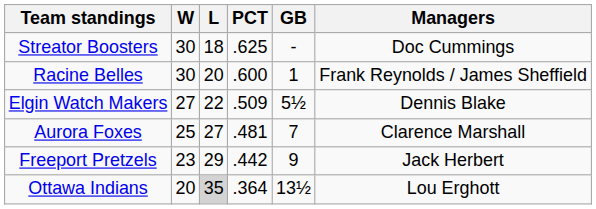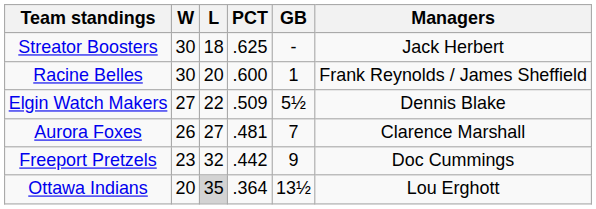(453, 47) Doc Cummings -> (453, 47) Jack Herbert
(186, 132) 25 -> (186, 132) 26
(214, 160) 29 -> (214, 160) 32
(453, 160) Jack Herbert -> (453, 160) Doc Cummings
